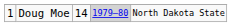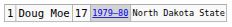(81, 13) 14 -> (81, 13) 17
